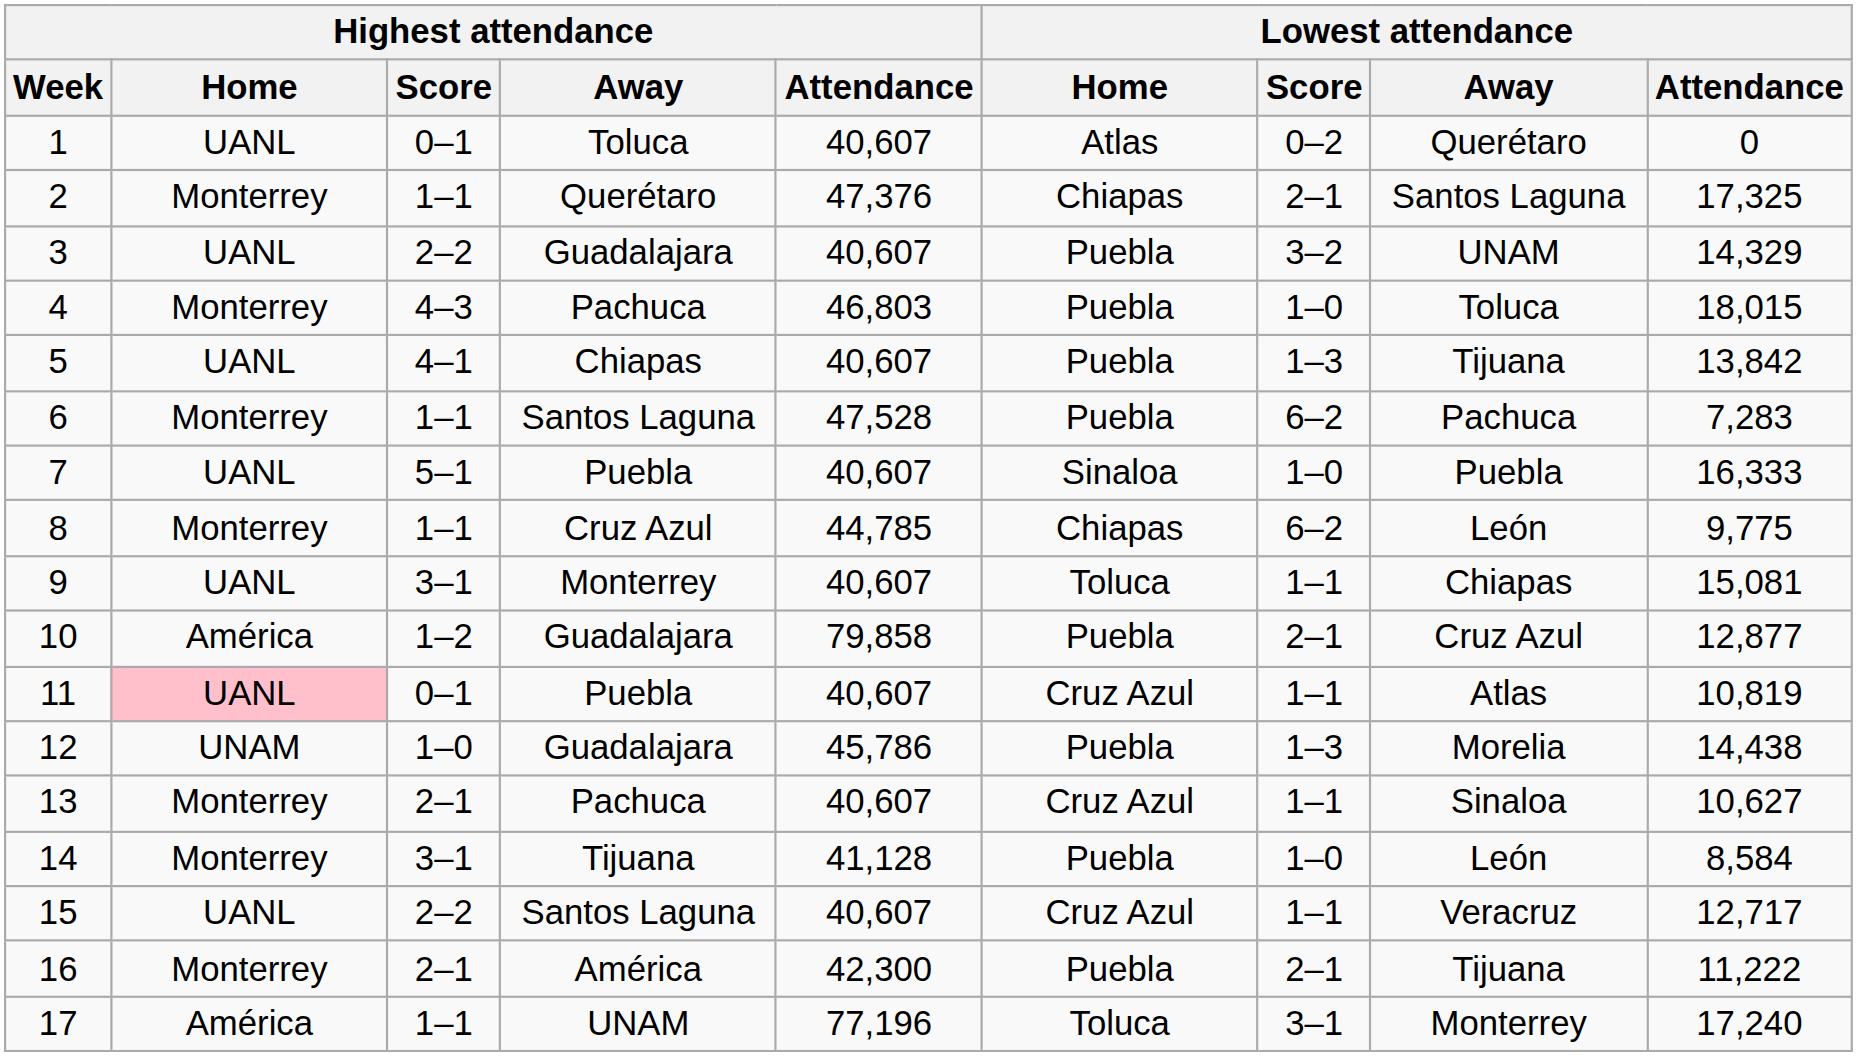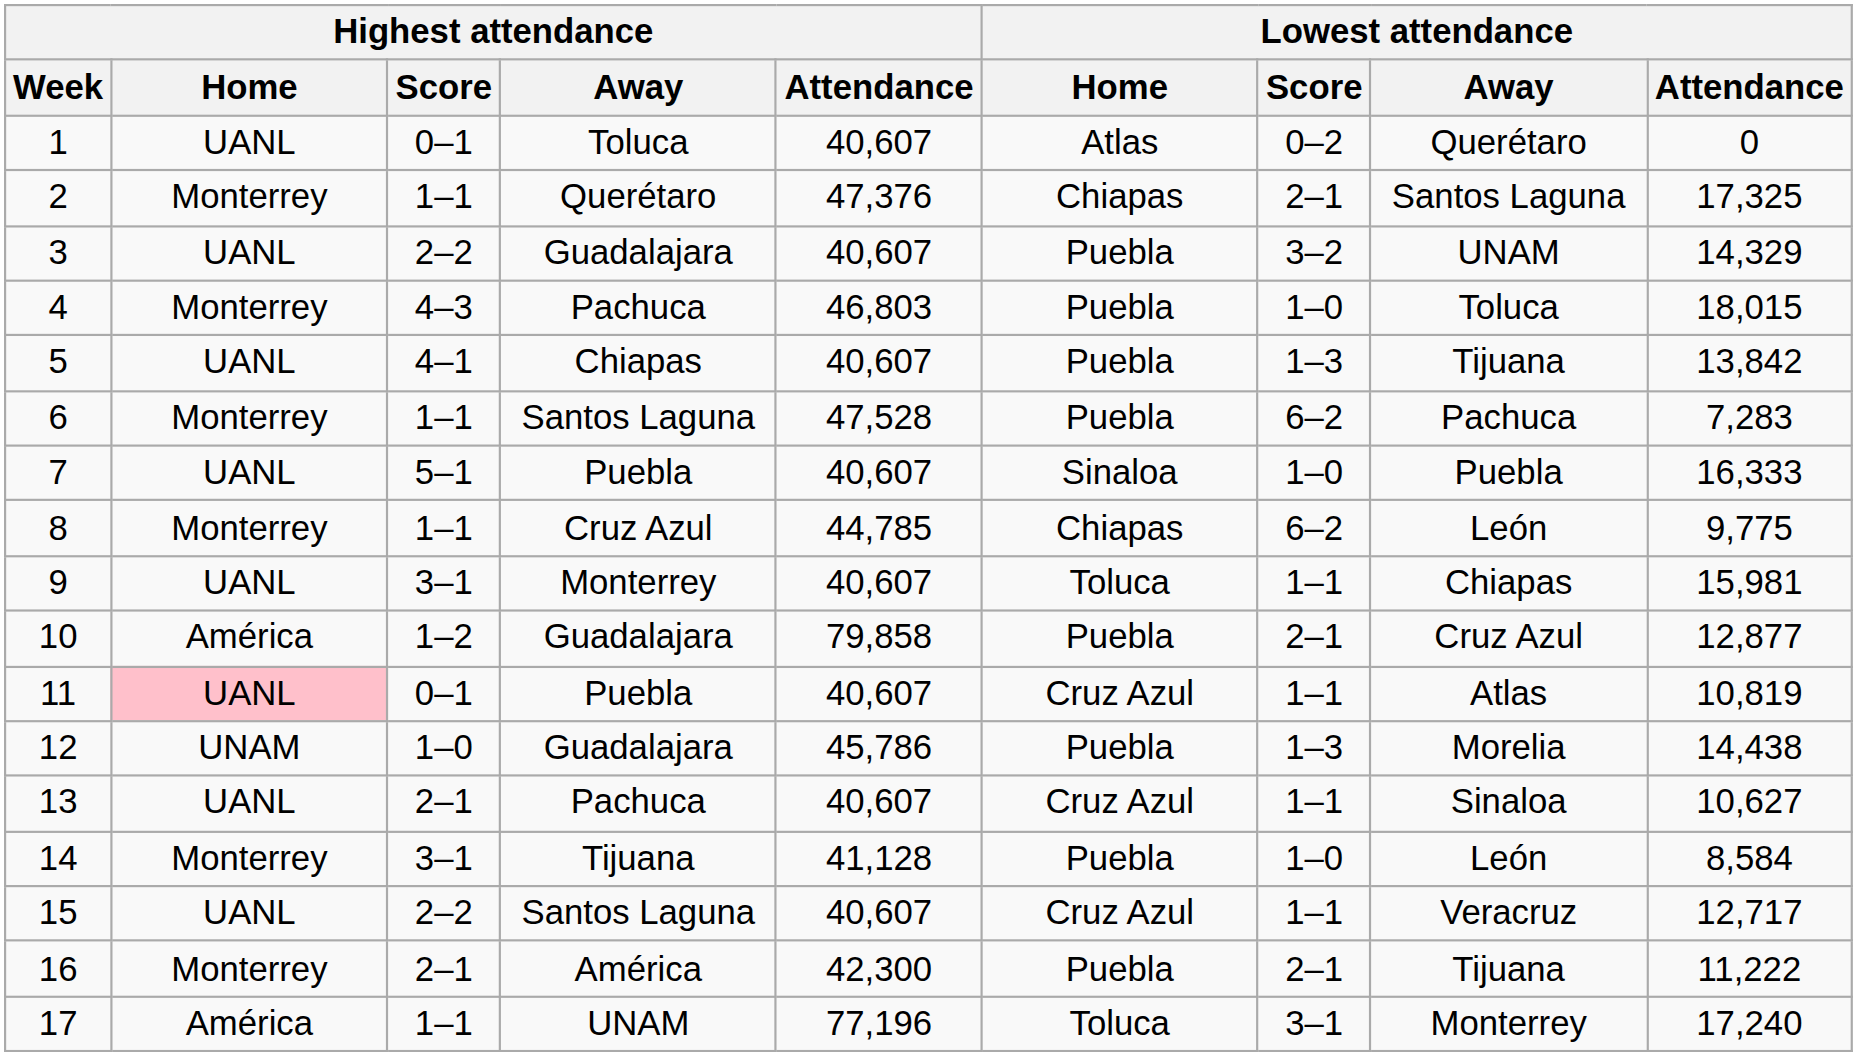(1749, 582) 15,081 -> (1749, 582) 15,981
(249, 802) Monterrey -> (249, 802) UANL
